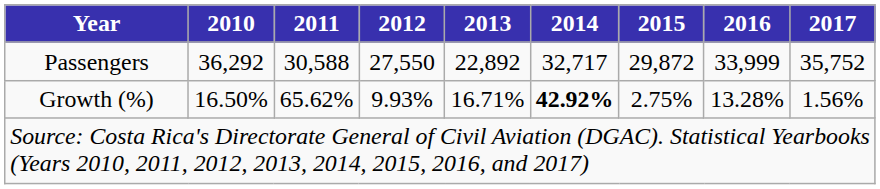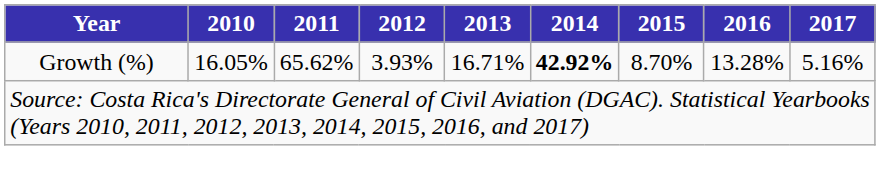- row: (97, 61)
(231, 99) 16.50% -> (231, 61) 16.05%
(402, 99) 9.93% -> (402, 61) 3.93%
(662, 99) 2.75% -> (662, 61) 8.70%
(832, 99) 1.56% -> (832, 61) 5.16%
